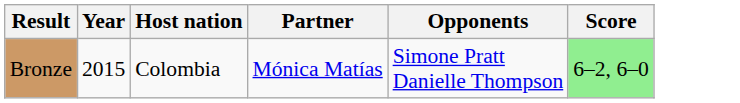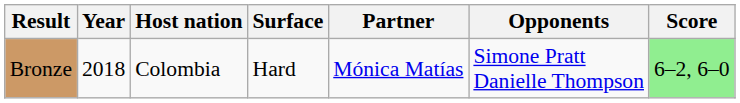+ column: (288, 21)
(104, 68) 2015 -> (104, 68) 2018
